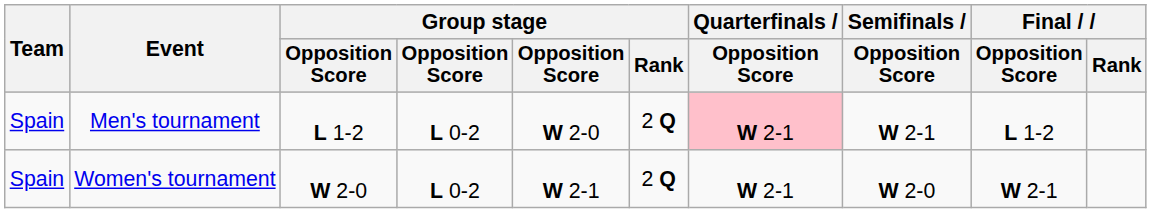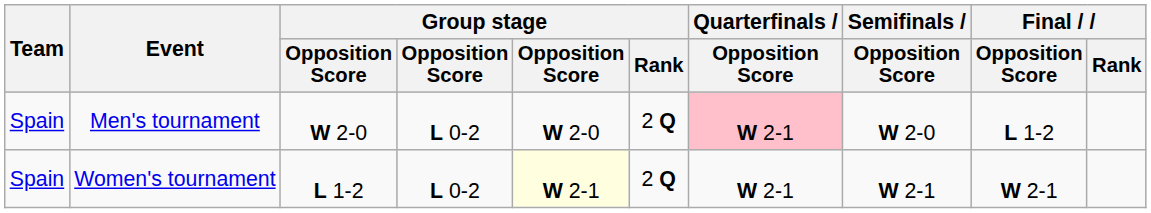(339, 133) L 1-2 -> (339, 133) W 2-0
(907, 133) W 2-1 -> (907, 133) W 2-0
(339, 191) W 2-0 -> (339, 191) L 1-2
(571, 191) no background -> (571, 191) lightyellow background
(907, 191) W 2-0 -> (907, 191) W 2-1
